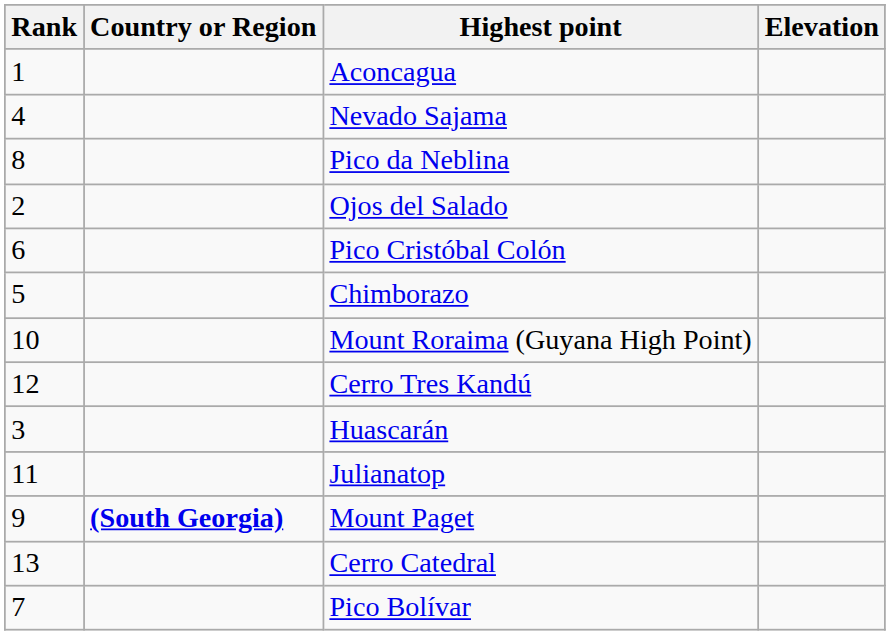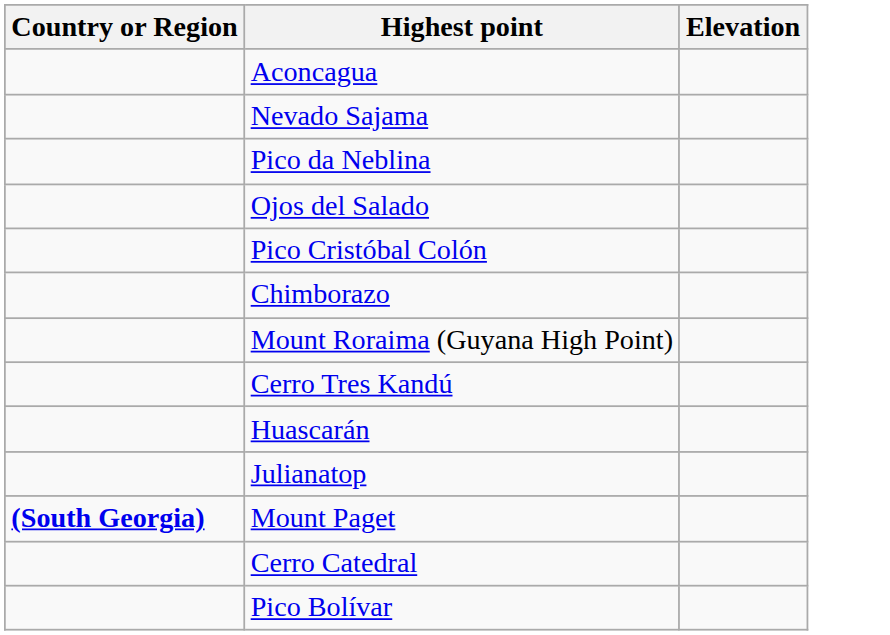- column: (44, 26)
